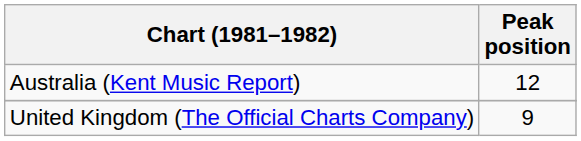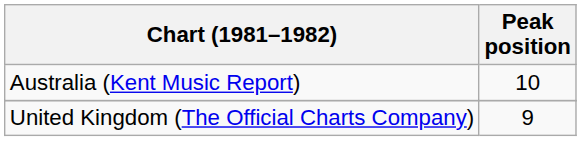(528, 82) 12 -> (528, 82) 10
